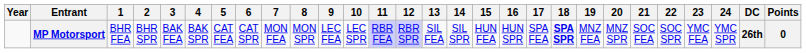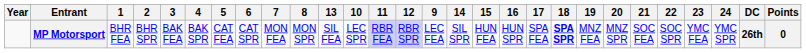columns swapped: (331, 12) <-> (434, 12)
